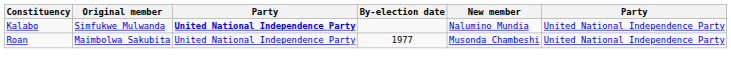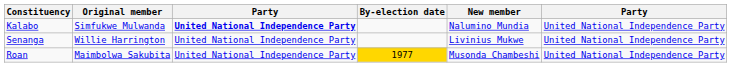+ row: (25, 40)
(402, 40) no background -> (402, 55) gold background
